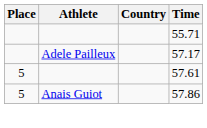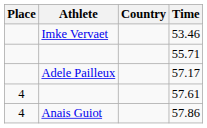+ row: (186, 34)
(21, 73) 5 -> (21, 93) 4
(21, 93) 5 -> (21, 113) 4
